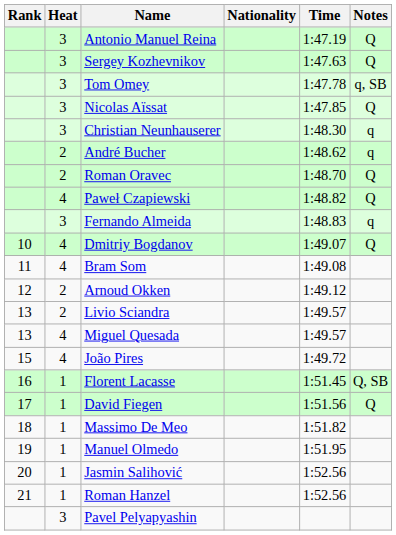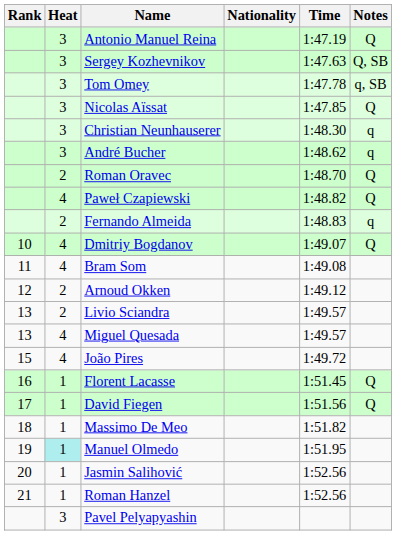(371, 61) Q -> (371, 61) Q, SB
(63, 152) 2 -> (63, 152) 3
(63, 221) 3 -> (63, 221) 2
(371, 381) Q, SB -> (371, 381) Q
(63, 449) no background -> (63, 449) paleturquoise background
